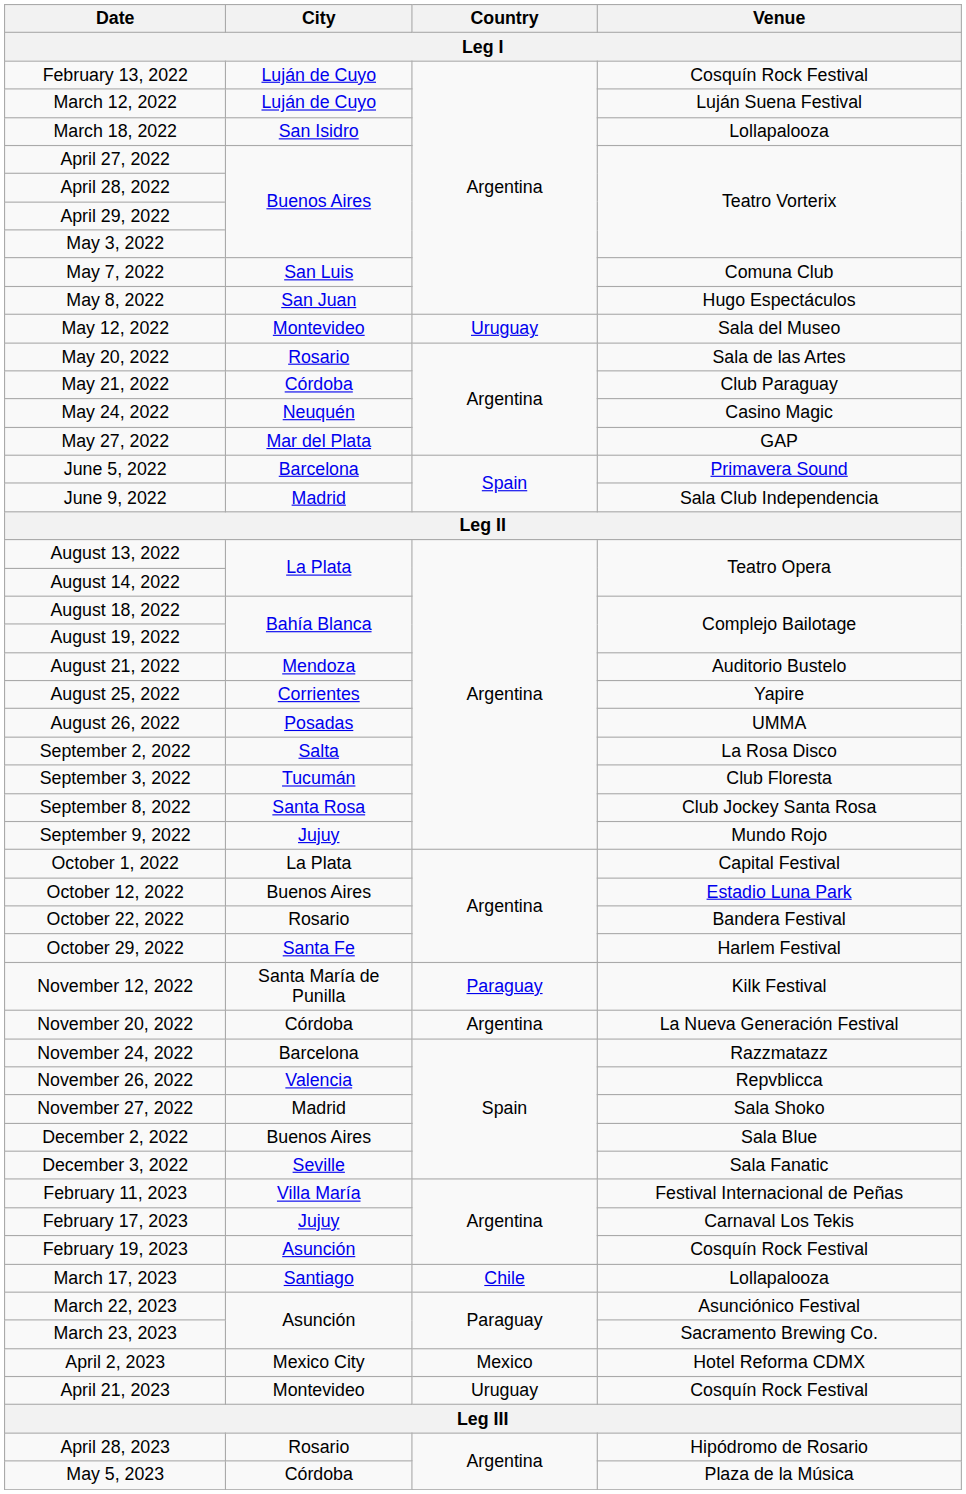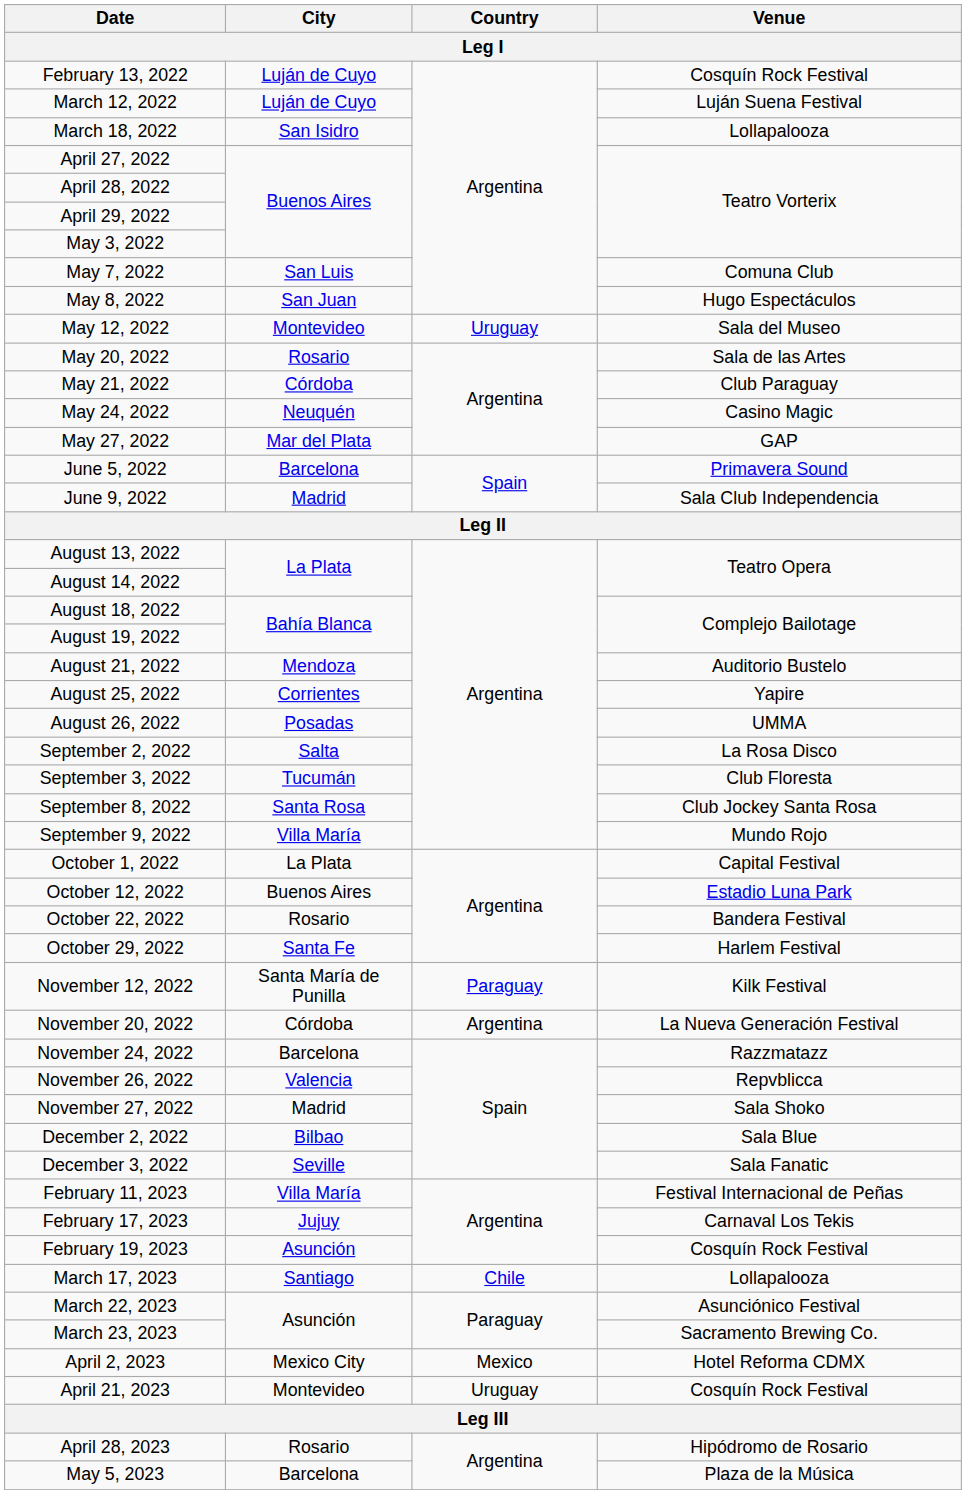(319, 835) Jujuy -> (319, 835) Villa María
(319, 1137) Buenos Aires -> (319, 1137) Bilbao
(319, 1475) Córdoba -> (319, 1475) Barcelona
